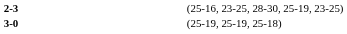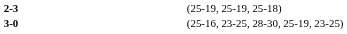(265, 8) (25-16, 23-25, 28-30, 25-19, 23-25) -> (234, 8) (25-19, 25-19, 25-18)
(234, 23) (25-19, 25-19, 25-18) -> (265, 23) (25-16, 23-25, 28-30, 25-19, 23-25)
